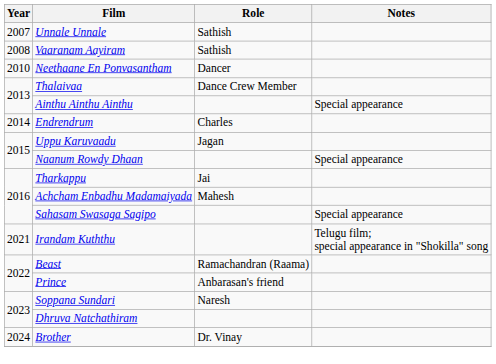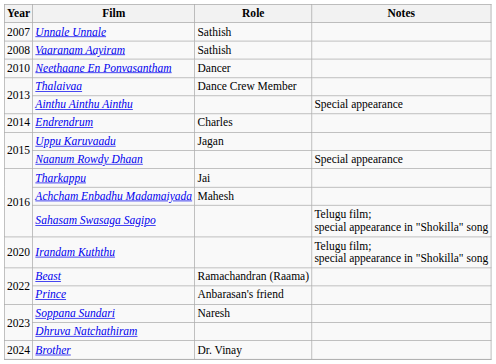(359, 214) Special appearance -> (401, 221) Telugu film; special appearance in "Shokilla" song
(19, 239) 2021 -> (19, 252) 2020
